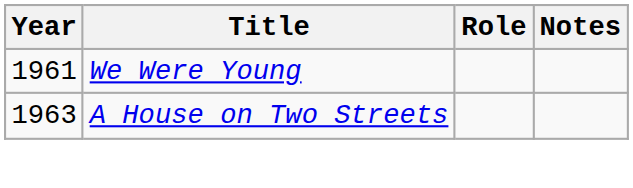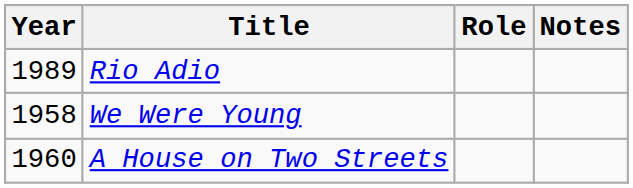+ row: (155, 71)
(44, 71) 1961 -> (44, 116) 1958
(44, 116) 1963 -> (44, 160) 1960
